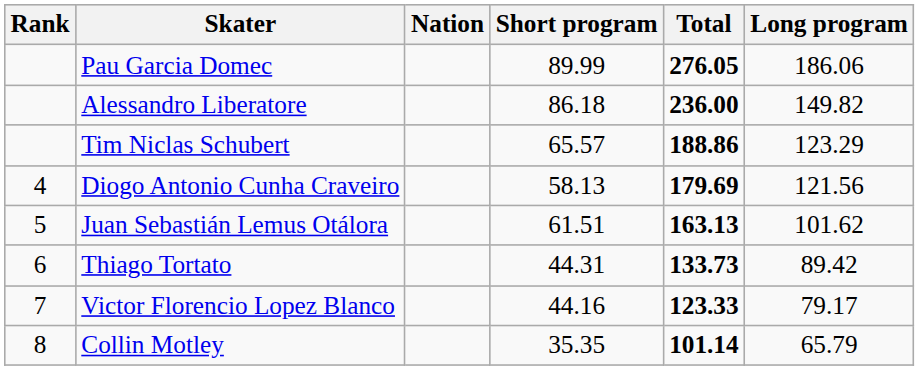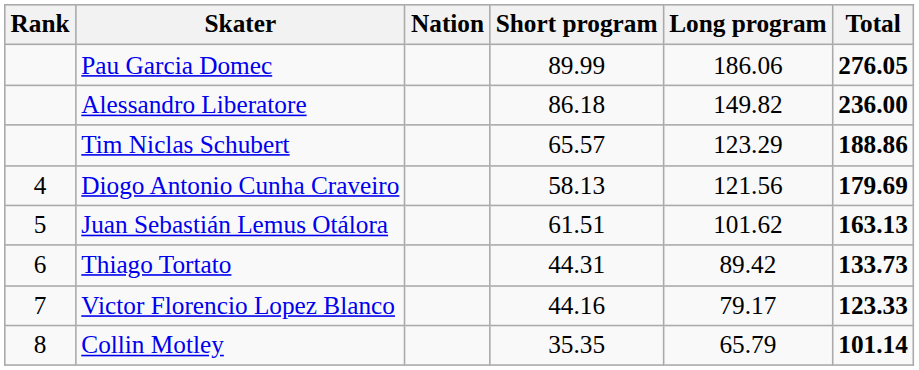columns swapped: (829, 24) <-> (704, 24)
